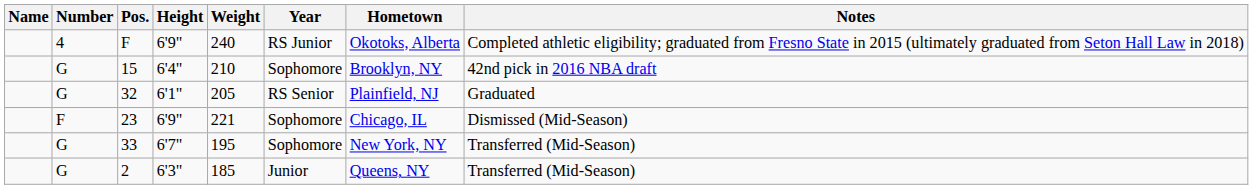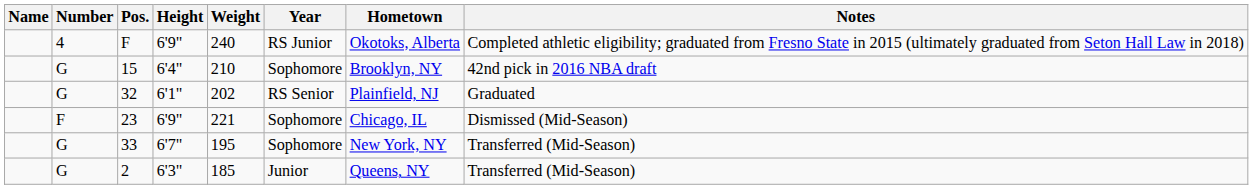(223, 94) 205 -> (223, 94) 202
